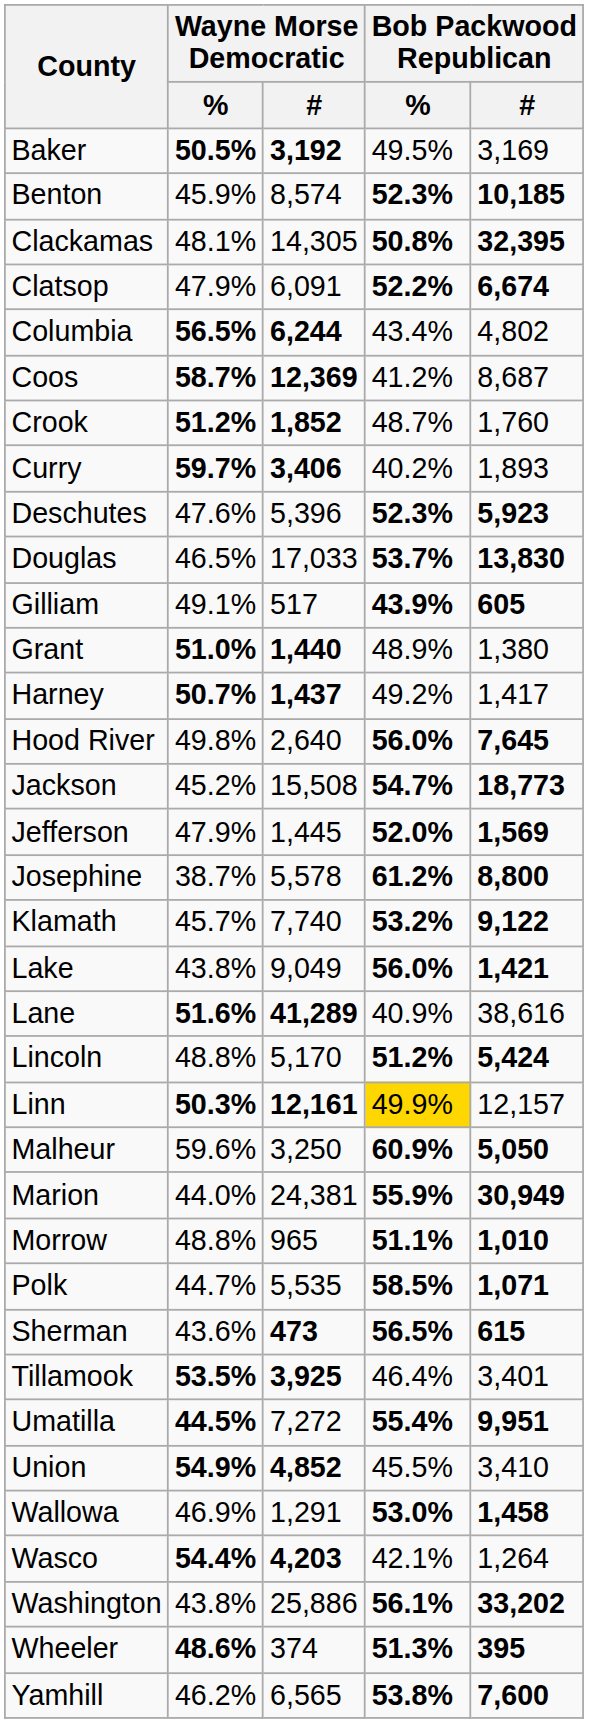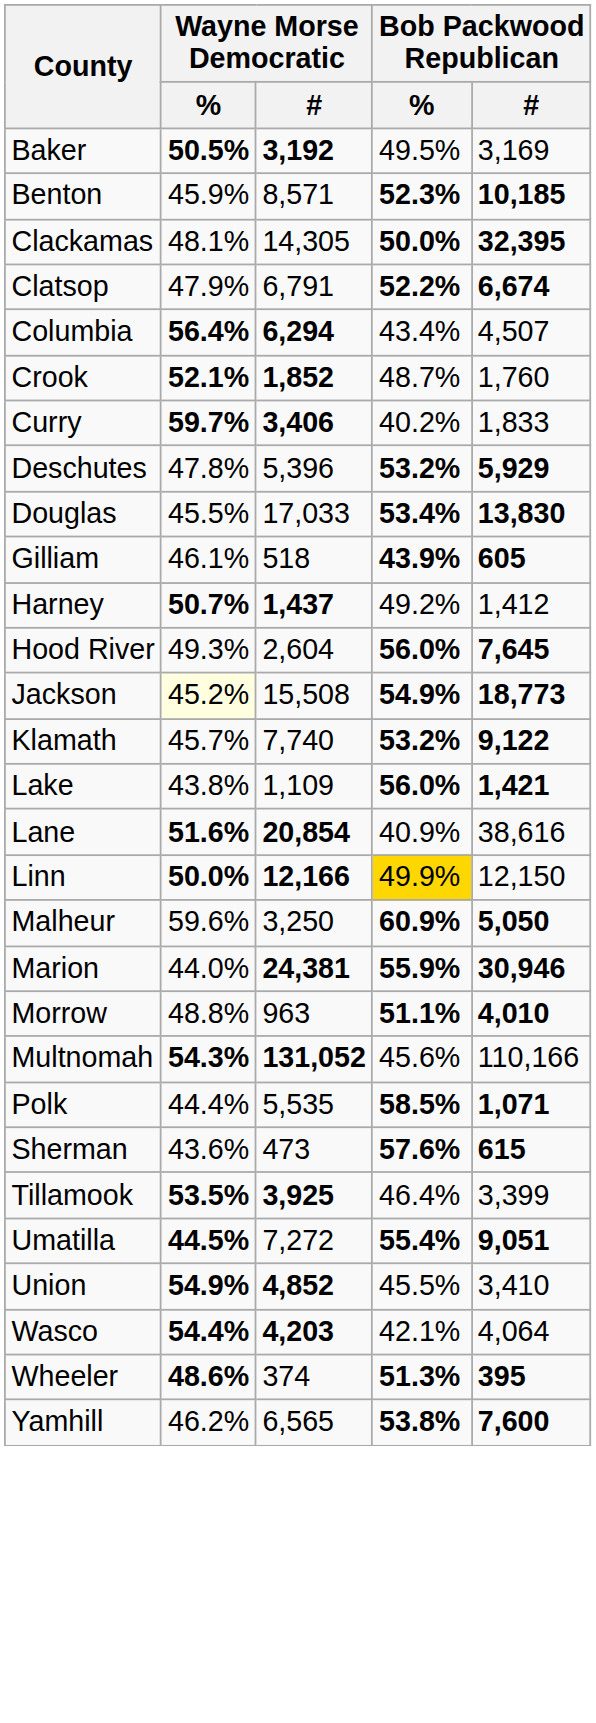(306, 195) 8,574 -> (298, 195) 8,571
(412, 241) 50.8% -> (420, 241) 50.0%
(306, 286) 6,091 -> (298, 286) 6,791
(215, 331) 56.5% -> (209, 331) 56.4%
(306, 331) 6,244 -> (298, 331) 6,294
(513, 331) 4,802 -> (514, 331) 4,507
- row: (45, 377)
(215, 422) 51.2% -> (209, 377) 52.1%
(513, 468) 1,893 -> (514, 422) 1,833
(215, 513) 47.6% -> (209, 468) 47.8%
(412, 513) 52.3% -> (420, 468) 53.2%
(513, 513) 5,923 -> (514, 468) 5,929
(215, 559) 46.5% -> (209, 513) 45.5%
(412, 559) 53.7% -> (420, 513) 53.4%
(215, 604) 49.1% -> (209, 559) 46.1%
(294, 604) 517 -> (286, 559) 518
- row: (47, 649)
(513, 695) 1,417 -> (514, 604) 1,412
(215, 740) 49.8% -> (209, 649) 49.3%
(306, 740) 2,640 -> (298, 649) 2,604
(215, 786) no background -> (209, 695) lightyellow background
(412, 786) 54.7% -> (420, 695) 54.9%
- row: (70, 831)
- row: (77, 877)
(306, 967) 9,049 -> (298, 786) 1,109
(314, 1013) 41,289 -> (306, 831) 20,854
- row: (57, 1058)
(215, 1104) 50.3% -> (209, 877) 50.0%
(314, 1104) 12,161 -> (306, 877) 12,166
(521, 1104) 12,157 -> (522, 877) 12,150
(314, 1194) normal -> (306, 967) bold
(521, 1194) 30,949 -> (522, 967) 30,946
(294, 1240) 965 -> (286, 1013) 963
(513, 1240) 1,010 -> (514, 1013) 4,010
+ row: (82, 1058)
(215, 1285) 44.7% -> (209, 1104) 44.4%
(294, 1331) bold -> (286, 1149) normal
(412, 1331) 56.5% -> (420, 1149) 57.6%
(513, 1376) 3,401 -> (514, 1194) 3,399
(513, 1422) 9,951 -> (514, 1240) 9,051
- row: (65, 1512)
(513, 1558) 1,264 -> (514, 1331) 4,064
- row: (87, 1603)
